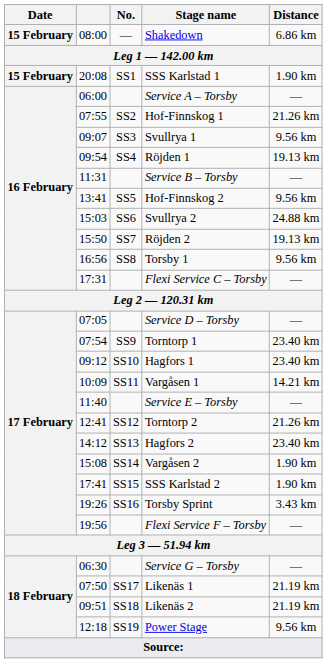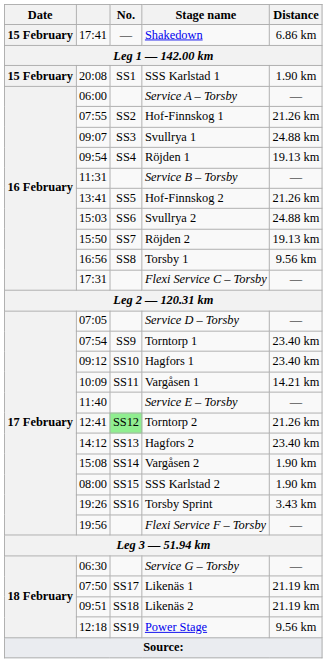(93, 34) 08:00 -> (93, 34) 17:41
(296, 136) 9.56 km -> (296, 136) 24.88 km
(296, 198) 9.56 km -> (296, 198) 21.26 km
(126, 422) no background -> (126, 422) lightgreen background
(93, 483) 17:41 -> (93, 483) 08:00
